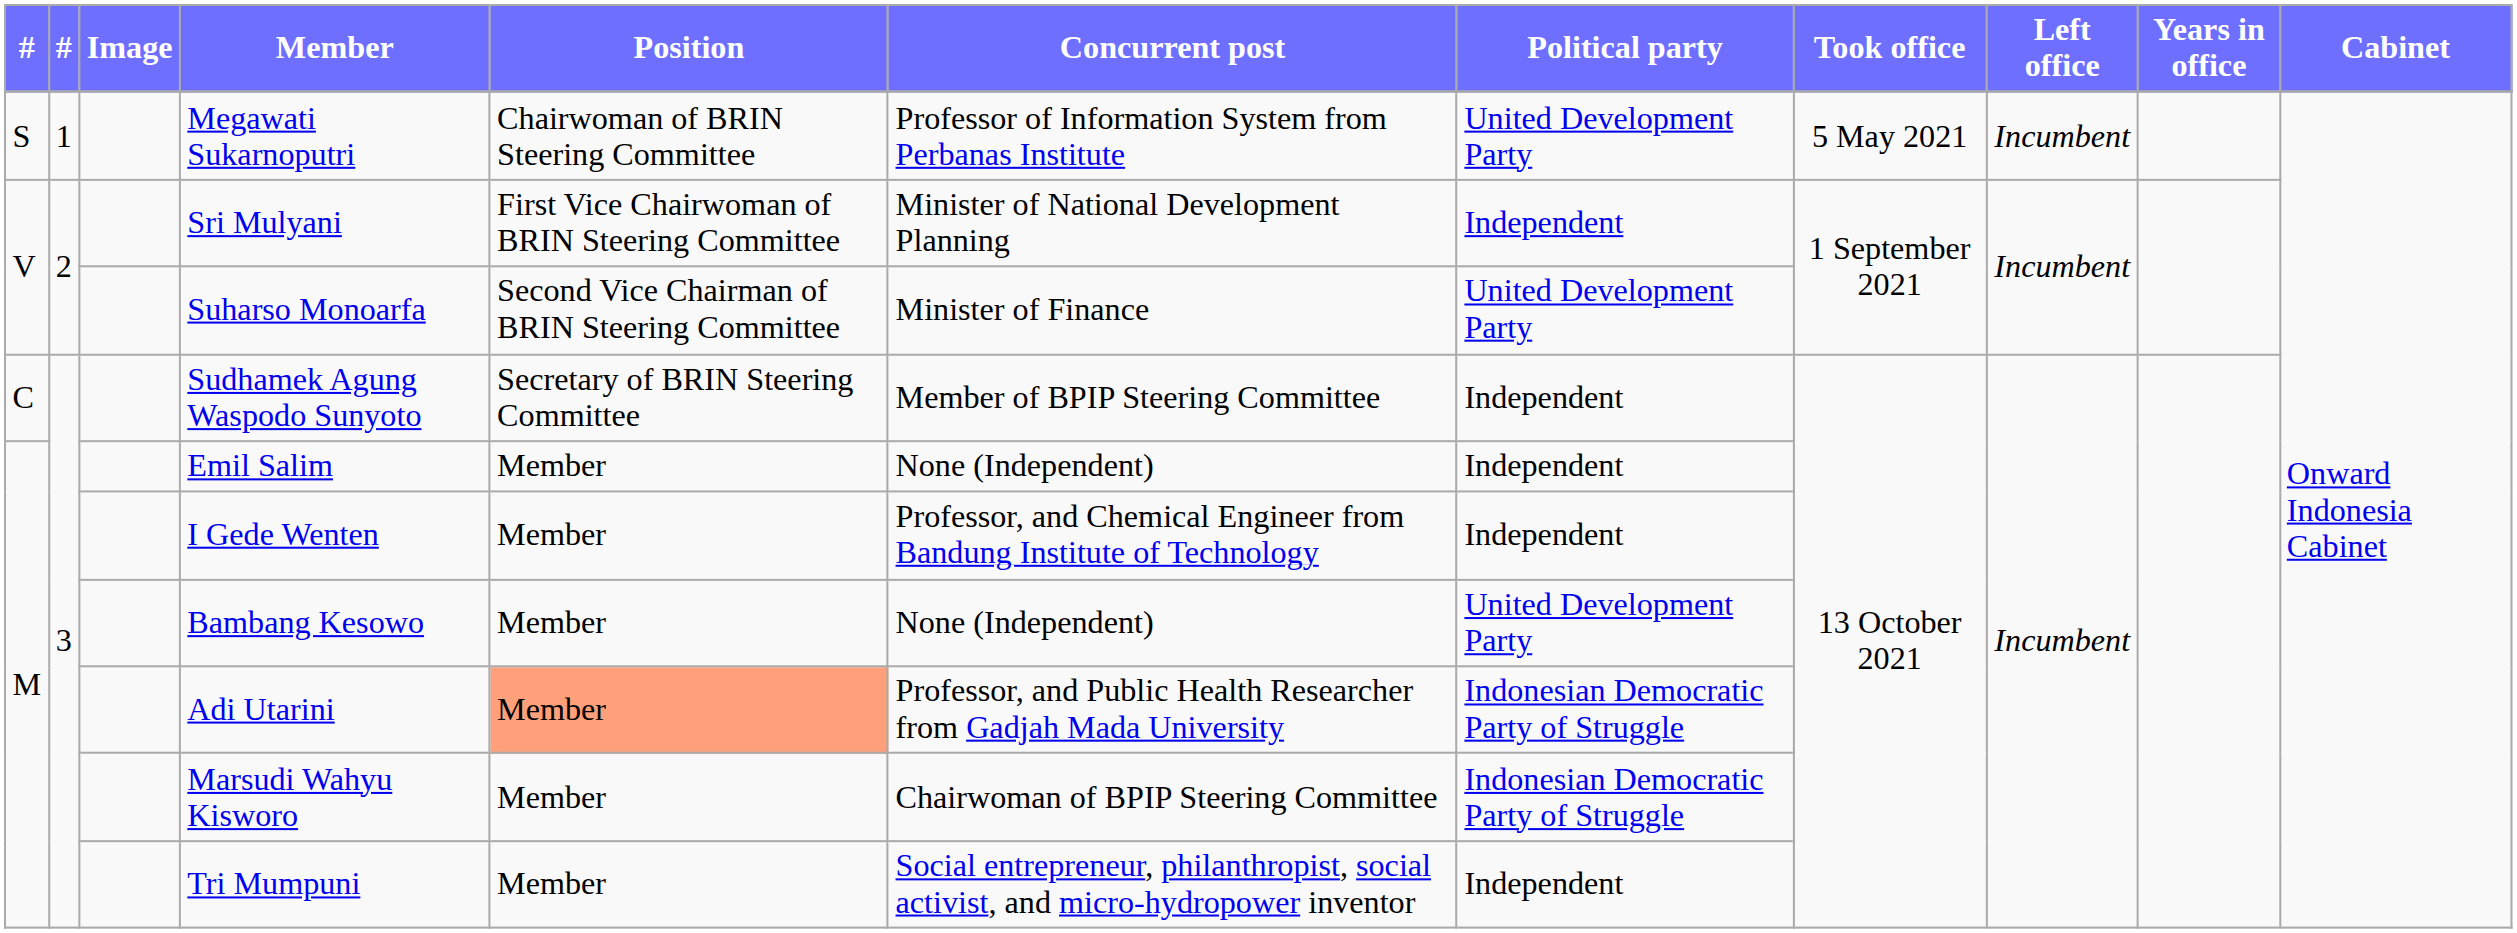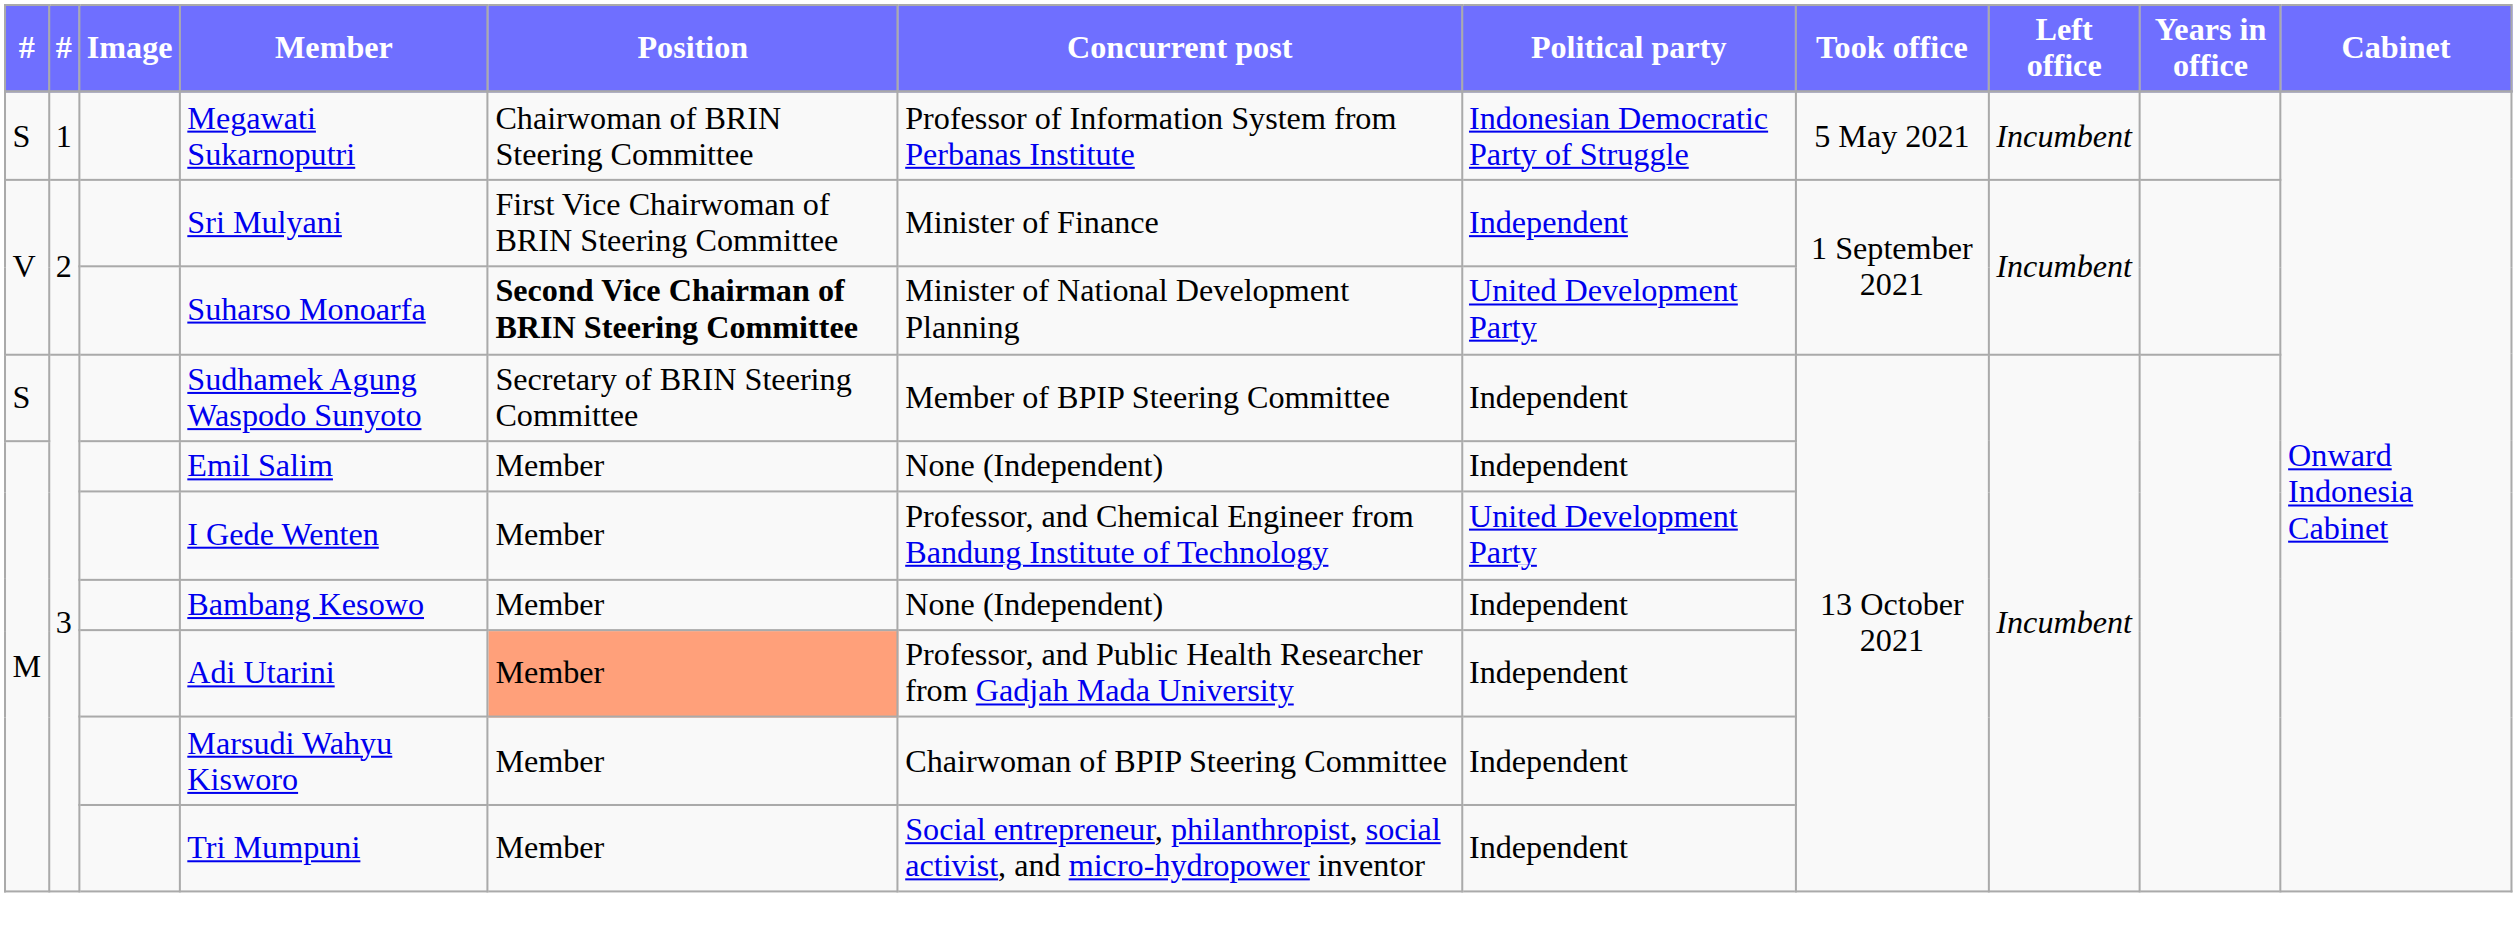(1599, 135) United Development Party -> (1619, 135) Indonesian Democratic Party of Struggle
(1118, 222) Minister of National Development Planning -> (1032, 222) Minister of Finance
(669, 309) normal -> (677, 309) bold
(1022, 309) Minister of Finance -> (1127, 309) Minister of National Development Planning
(23, 396) C -> (21, 396) S
(1544, 535) Independent -> (1603, 535) United Development Party
(1599, 622) United Development Party -> (1548, 604) Independent
(1614, 709) Indonesian Democratic Party of Struggle -> (1548, 673) Independent
(1614, 796) Indonesian Democratic Party of Struggle -> (1548, 760) Independent
